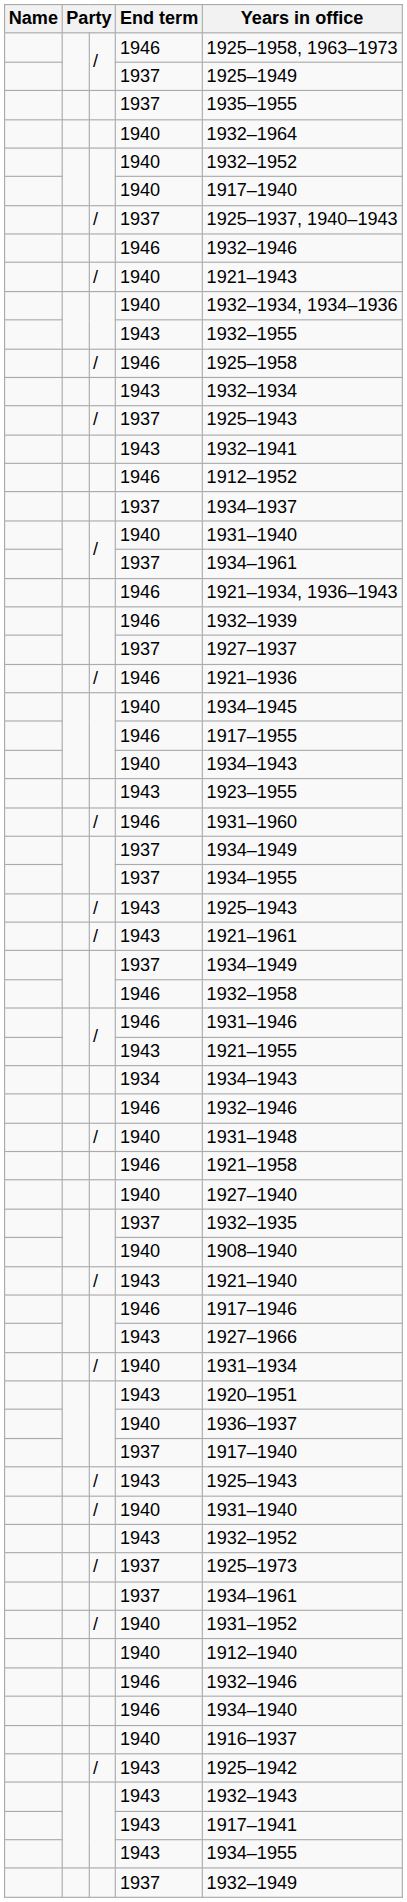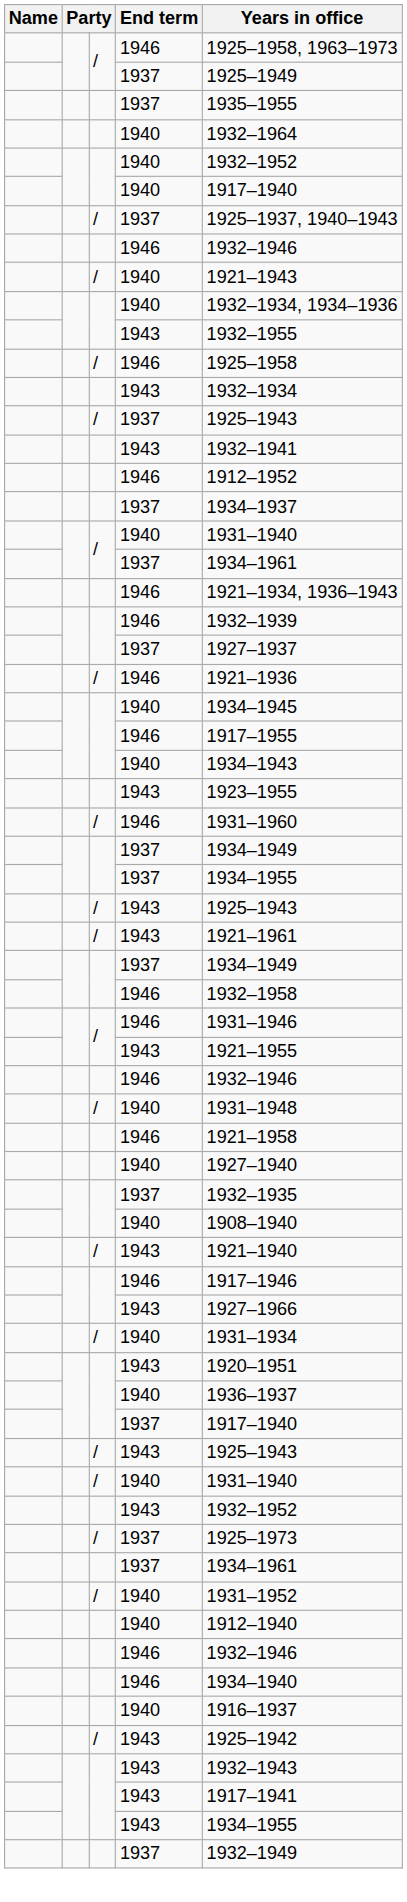- row: (102, 1080)
